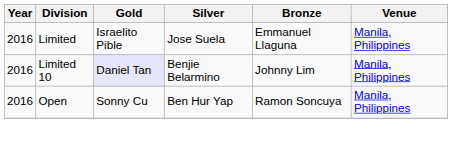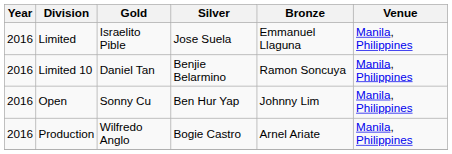(124, 70) lavender background -> (127, 70) no background
(285, 70) Johnny Lim -> (303, 70) Ramon Soncuya
(298, 102) Ramon Soncuya -> (289, 102) Johnny Lim
+ row: (66, 133)
